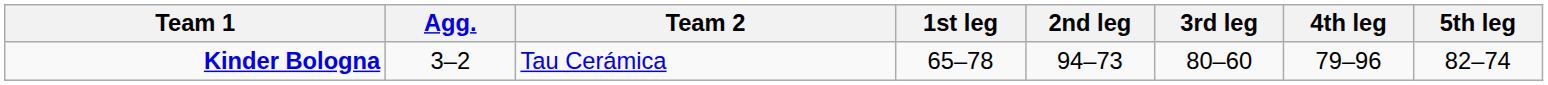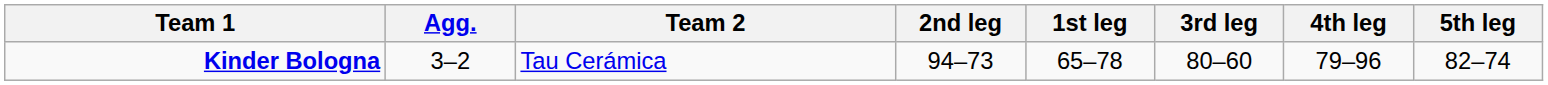columns swapped: (961, 23) <-> (1090, 23)
